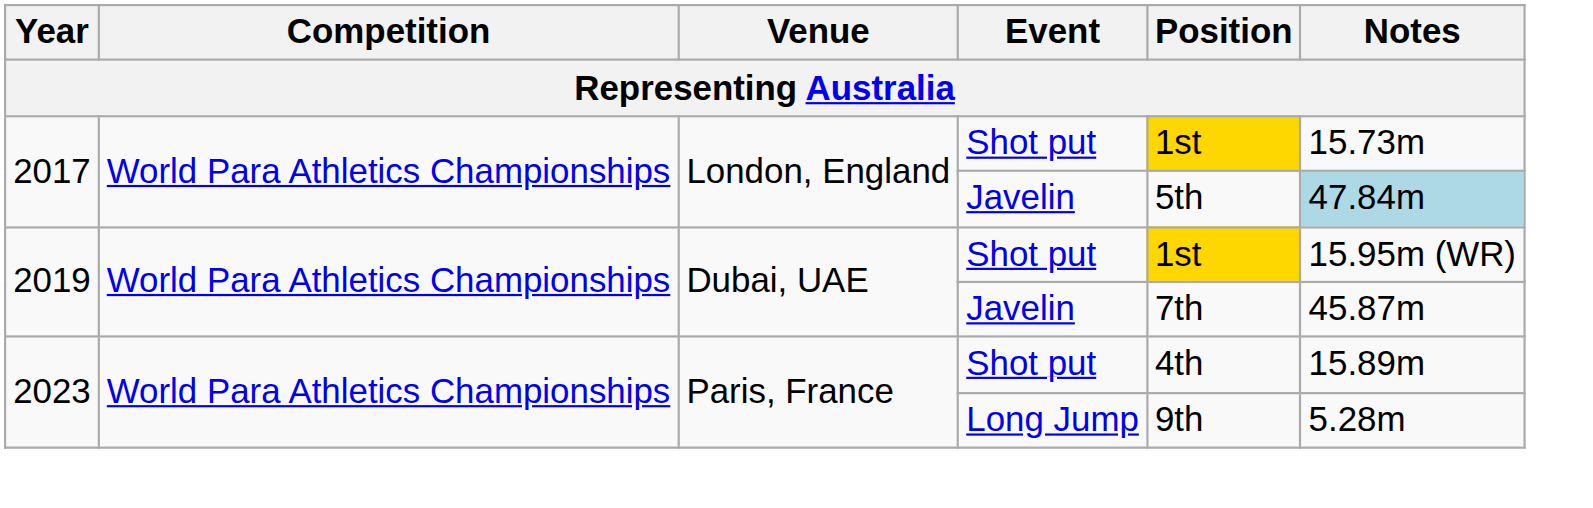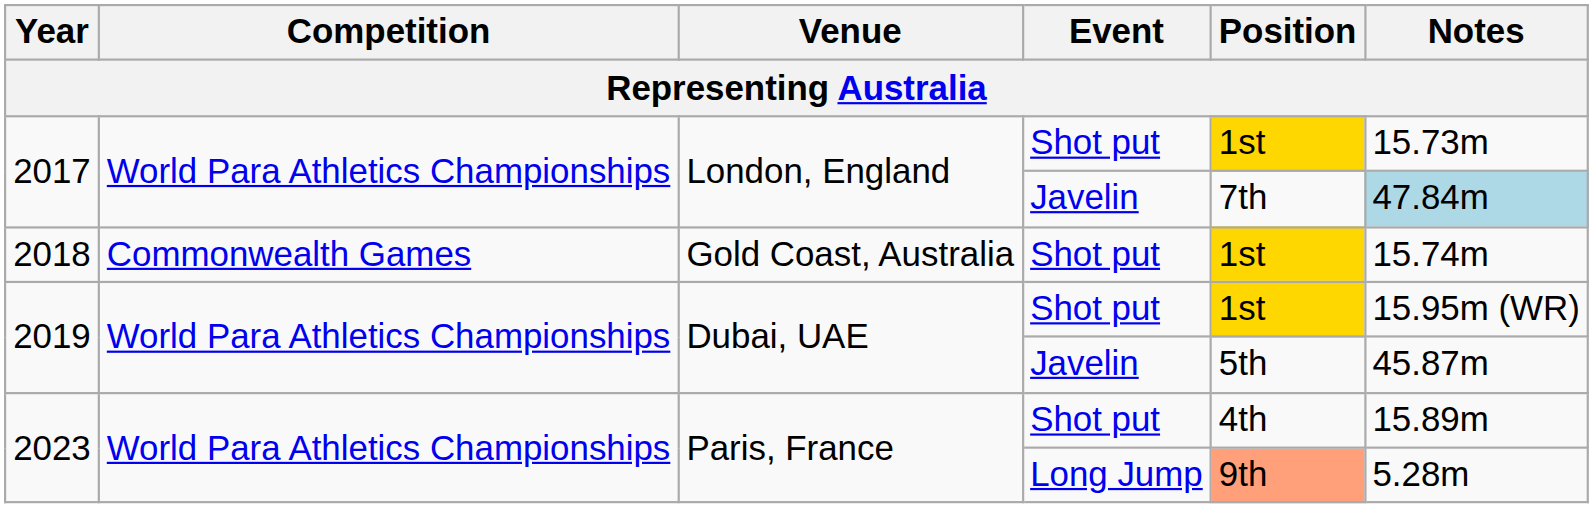(1179, 198) 5th -> (1243, 198) 7th
+ row: (52, 253)
(1179, 308) 7th -> (1243, 364) 5th
(1179, 419) no background -> (1243, 474) lightsalmon background
